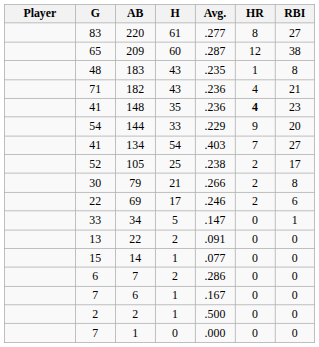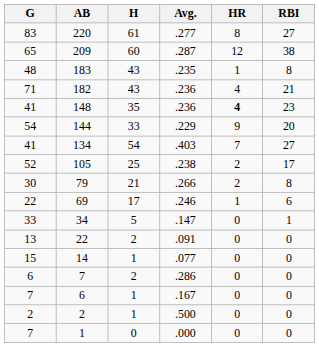- column: (40, 13)
(255, 201) 2 -> (237, 201) 1
